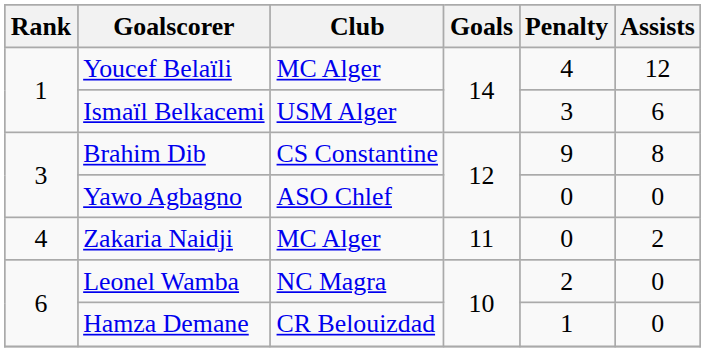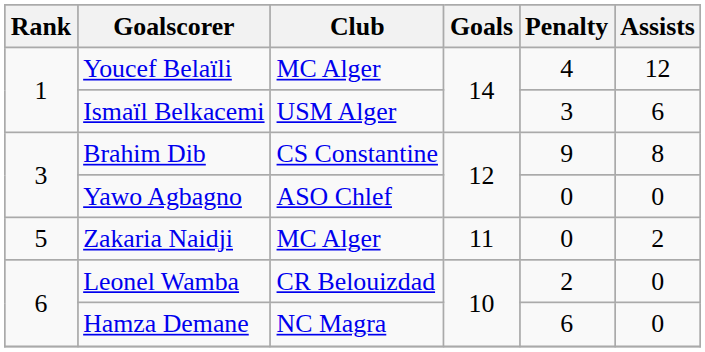(41, 239) 4 -> (41, 239) 5
(331, 281) NC Magra -> (356, 281) CR Belouizdad
(356, 324) CR Belouizdad -> (331, 324) NC Magra
(567, 324) 1 -> (567, 324) 6
